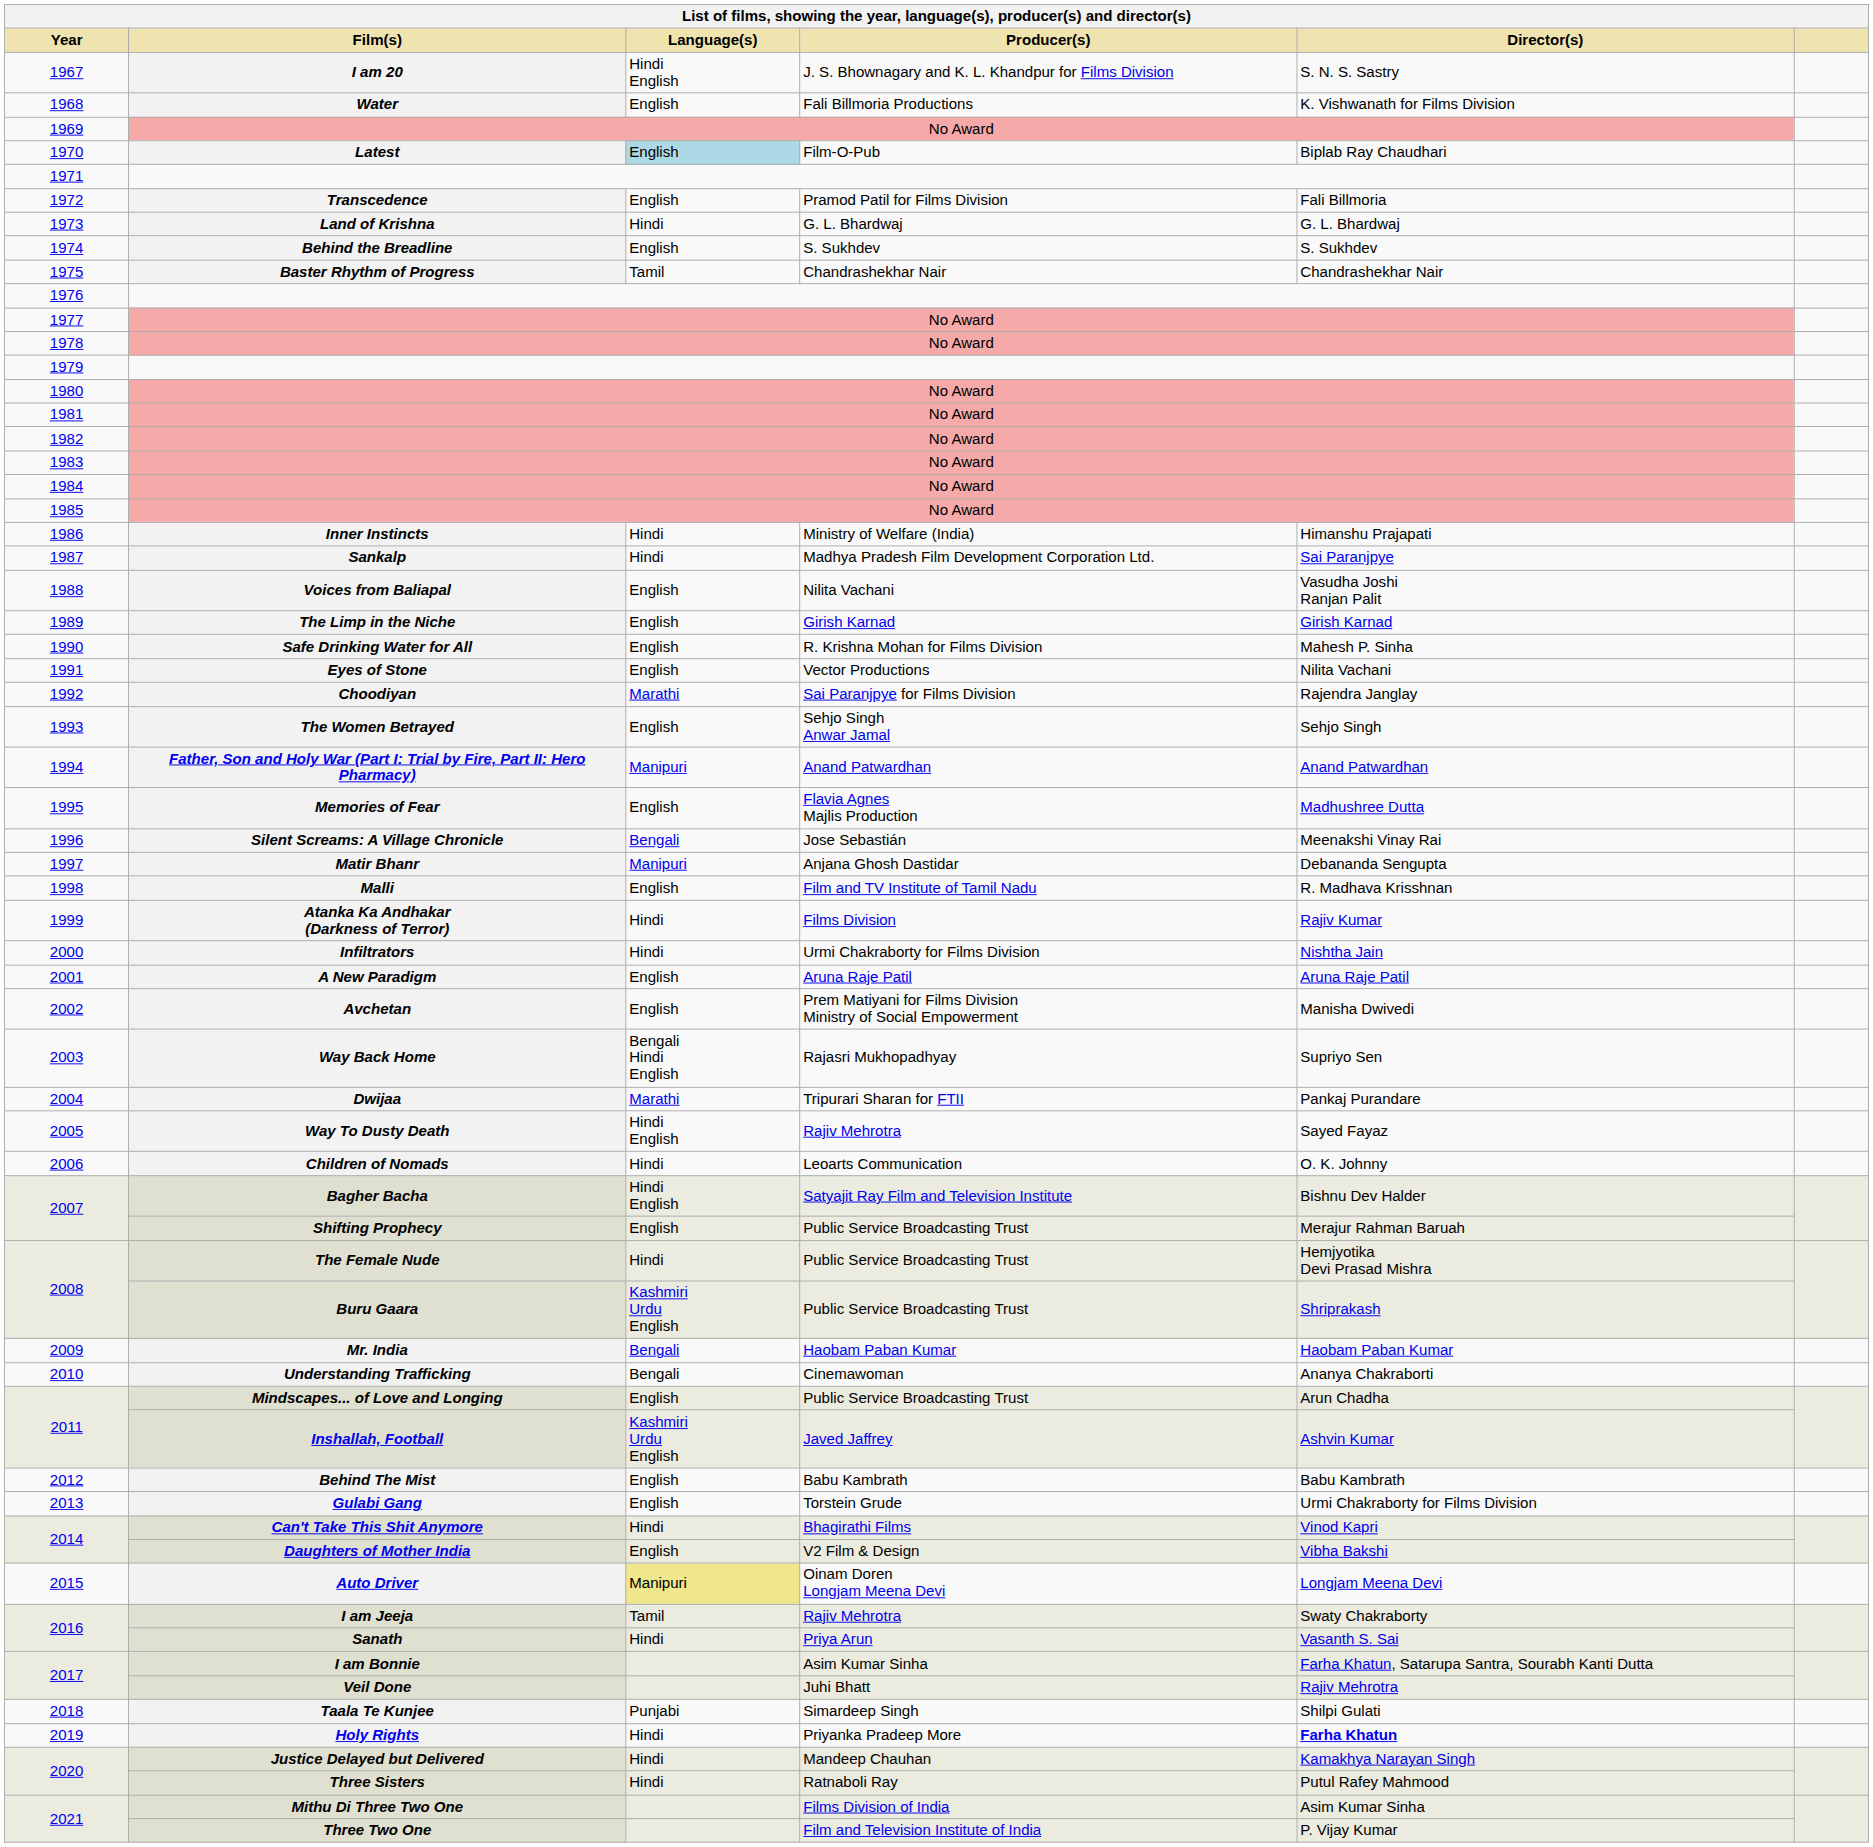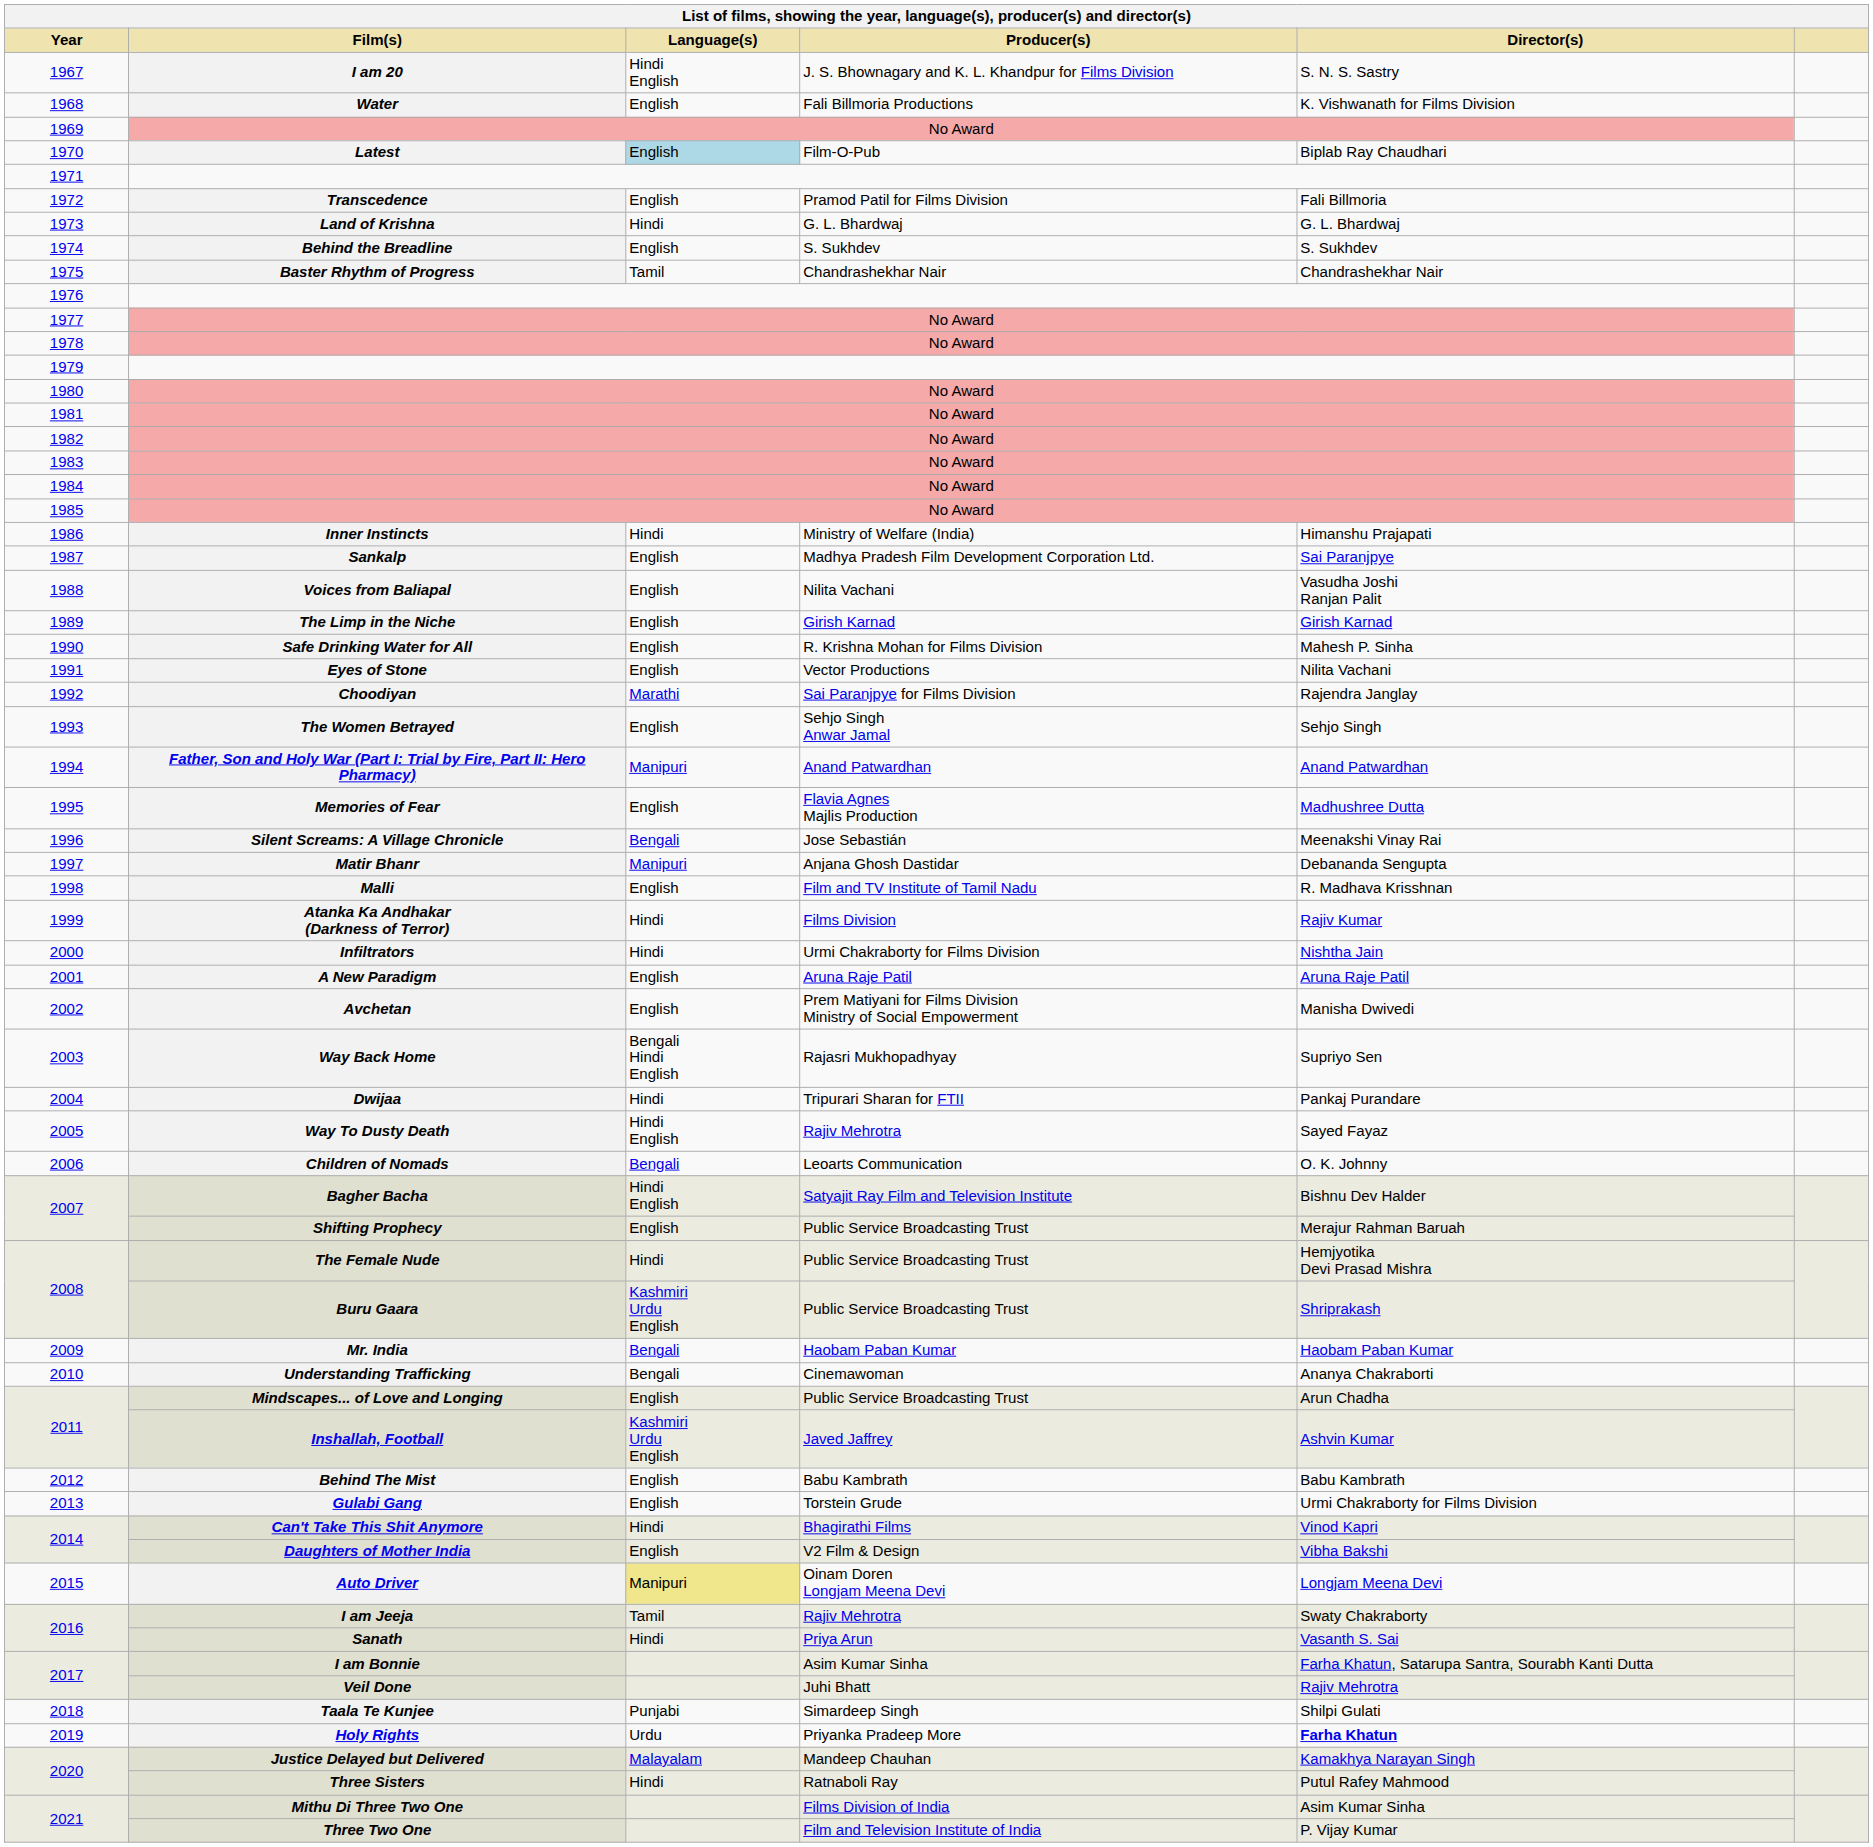(646, 558) Hindi -> (654, 558) English
(654, 1098) Marathi -> (646, 1098) Hindi
(646, 1163) Hindi -> (654, 1163) Bengali
(646, 1735) Hindi -> (646, 1735) Urdu
(646, 1759) Hindi -> (666, 1759) Malayalam
